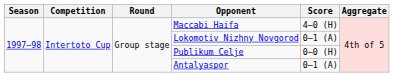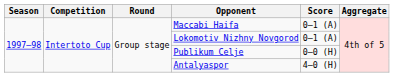(320, 25) 4–0 (H) -> (320, 25) 0–1 (A)
(320, 65) 0–1 (A) -> (320, 65) 4–0 (H)
